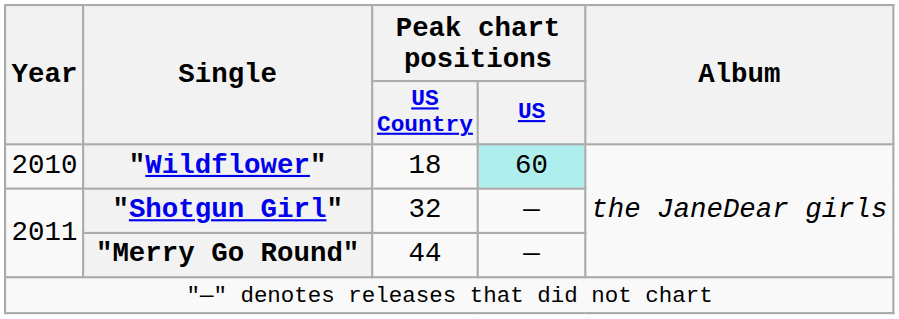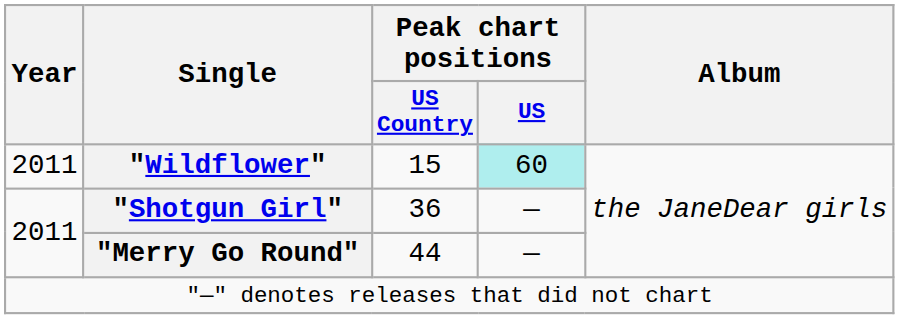(45, 166) 2010 -> (45, 166) 2011
(425, 166) 18 -> (425, 166) 15
(425, 210) 32 -> (425, 210) 36
